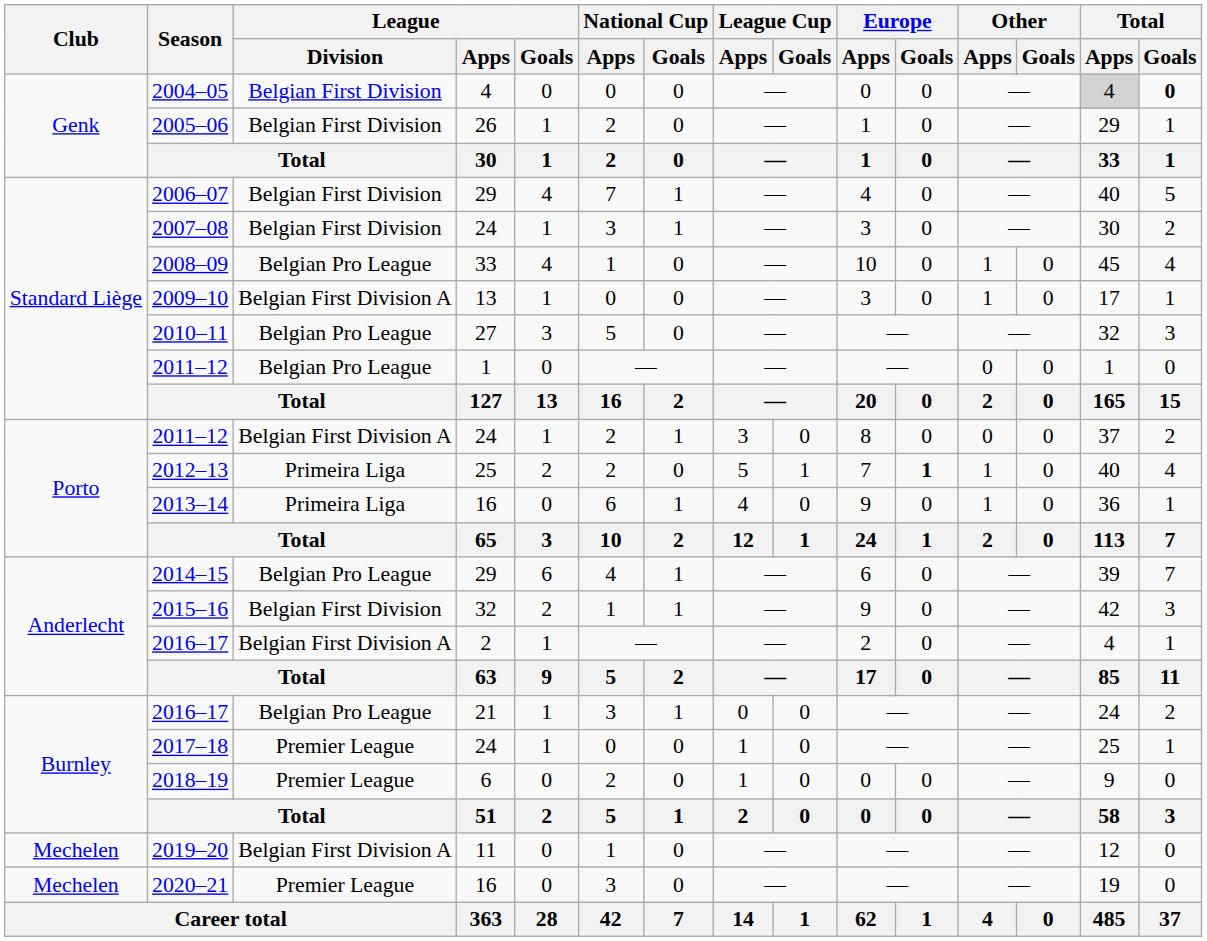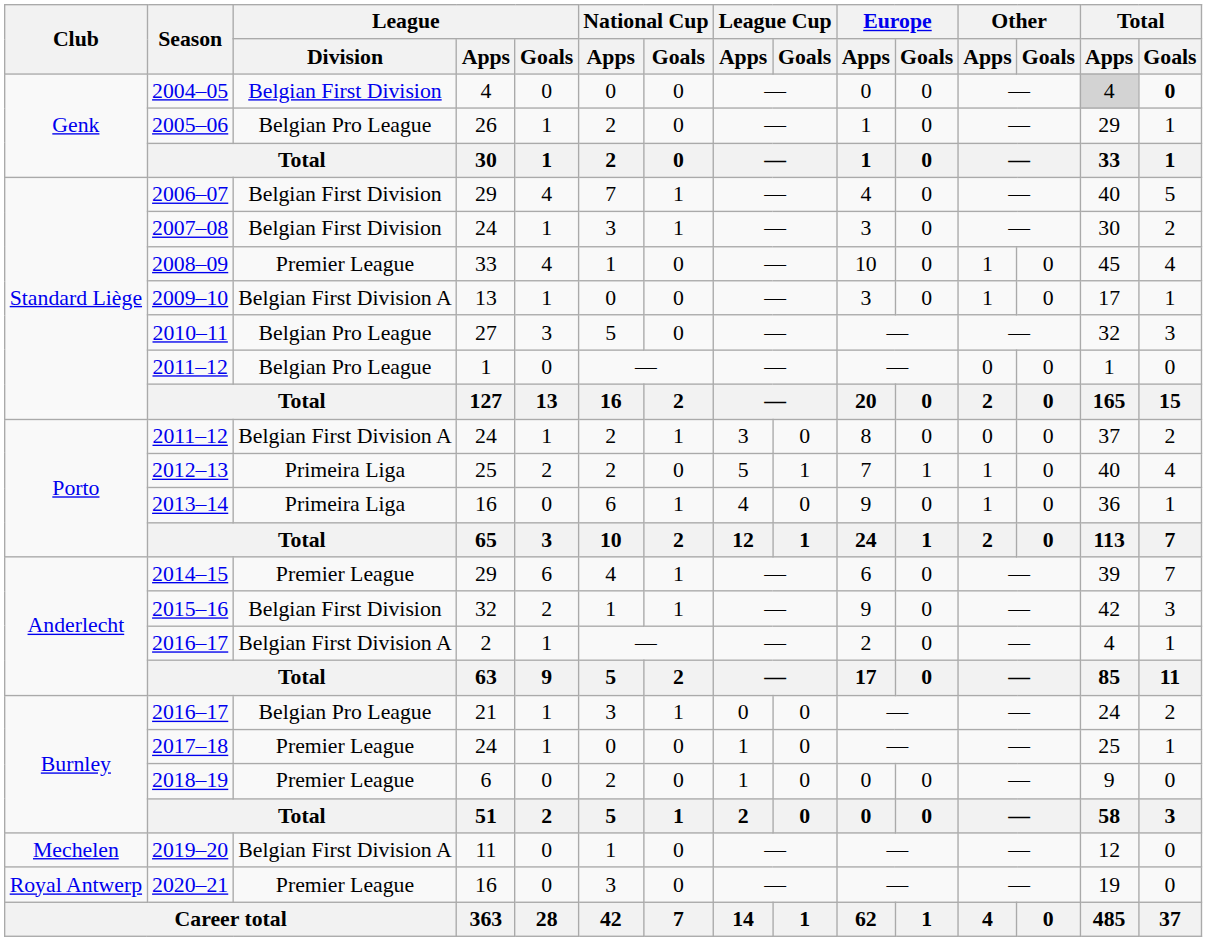(345, 125) Belgian First Division -> (345, 125) Belgian Pro League
(345, 263) Belgian Pro League -> (345, 263) Premier League
(927, 470) bold -> (927, 470) normal
(345, 573) Belgian Pro League -> (345, 573) Premier League
(76, 884) Mechelen -> (76, 884) Royal Antwerp
